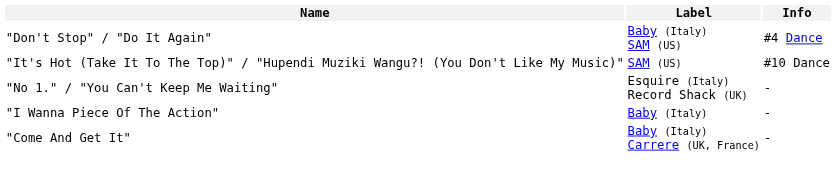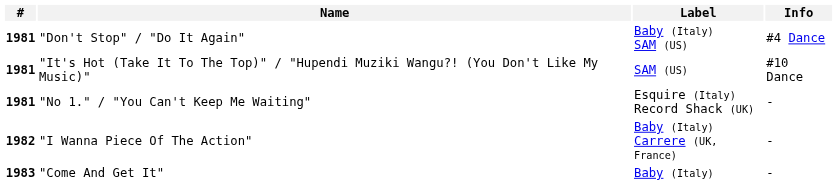+ column: (21, 13)
(667, 113) Baby (Italy) -> (676, 141) Baby (Italy) Carrere (UK, France)
(694, 137) Baby (Italy) Carrere (UK, France) -> (674, 173) Baby (Italy)
